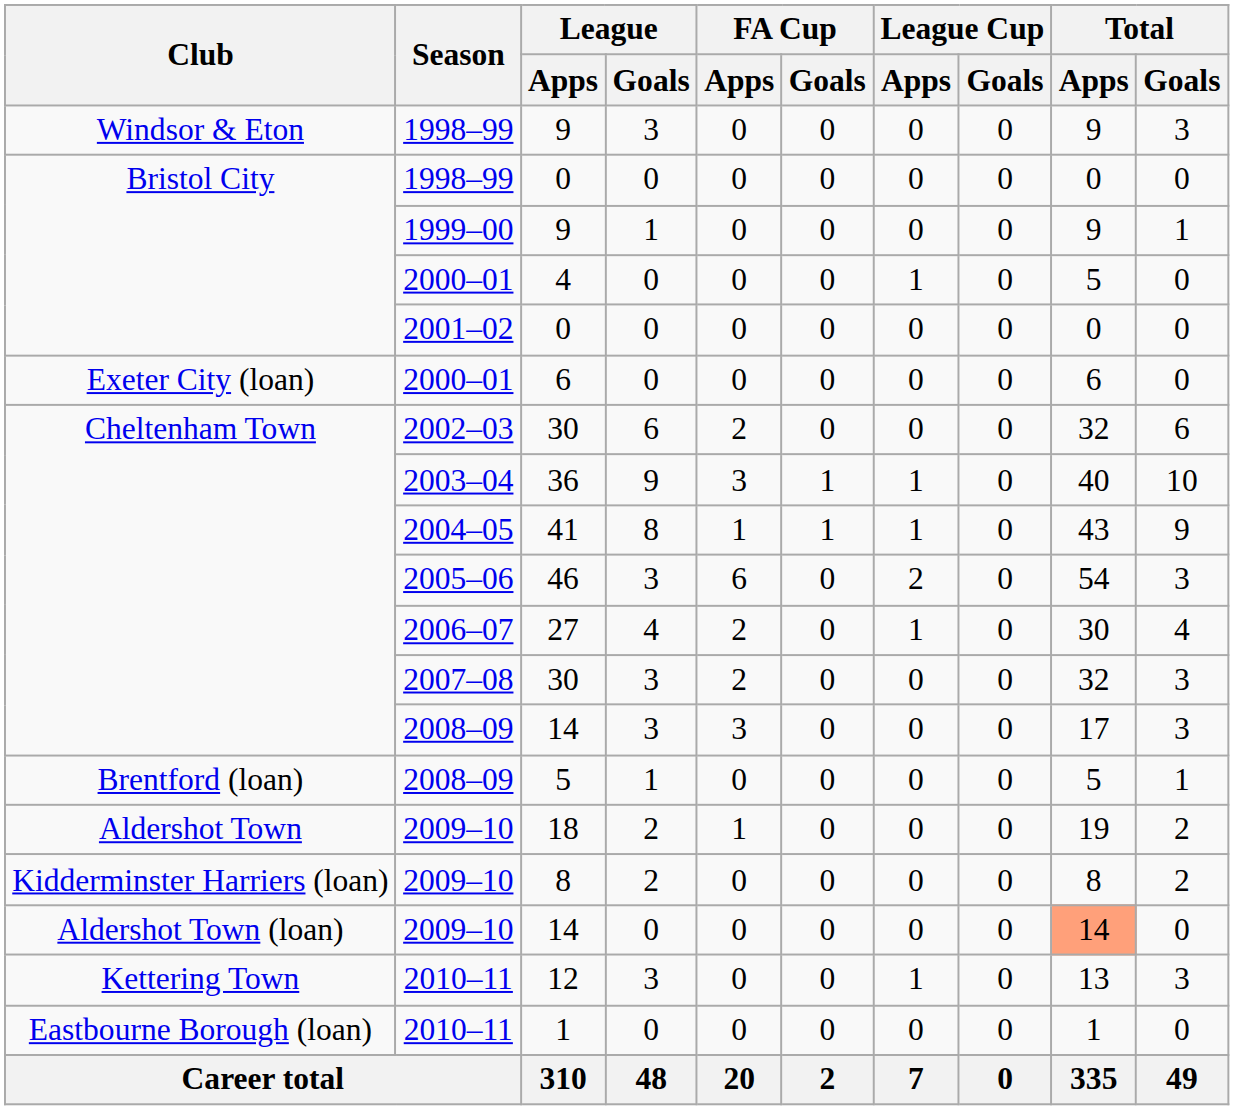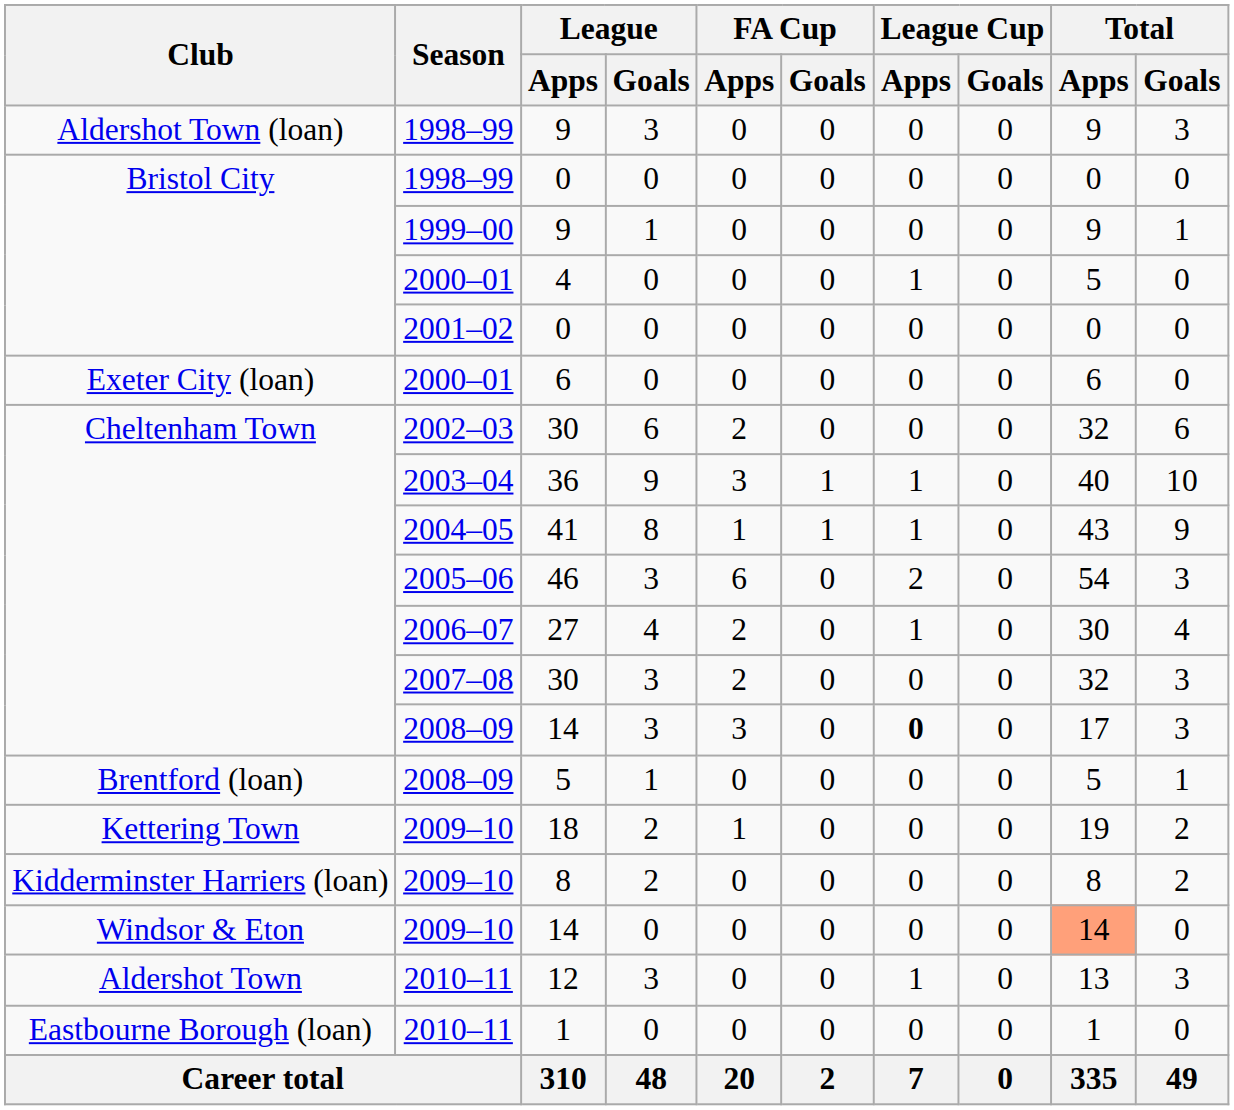(200, 129) Windsor & Eton -> (200, 129) Aldershot Town (loan)
(916, 729) normal -> (916, 729) bold
(200, 829) Aldershot Town -> (200, 829) Kettering Town
(200, 929) Aldershot Town (loan) -> (200, 929) Windsor & Eton
(200, 979) Kettering Town -> (200, 979) Aldershot Town
